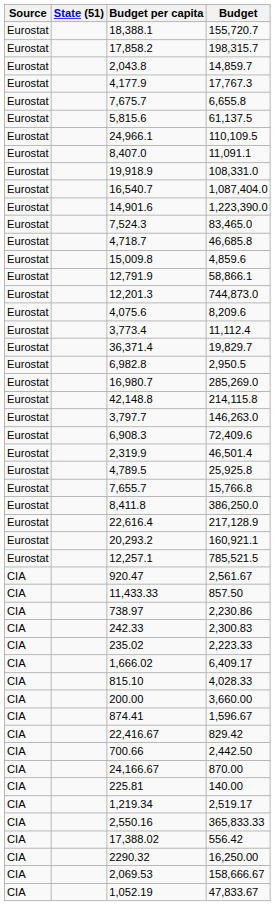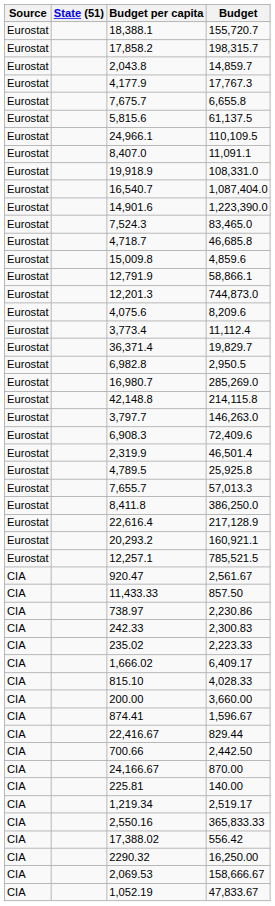(230, 487) 15,766.8 -> (230, 487) 57,013.3
(226, 734) 829.42 -> (226, 734) 829.44
